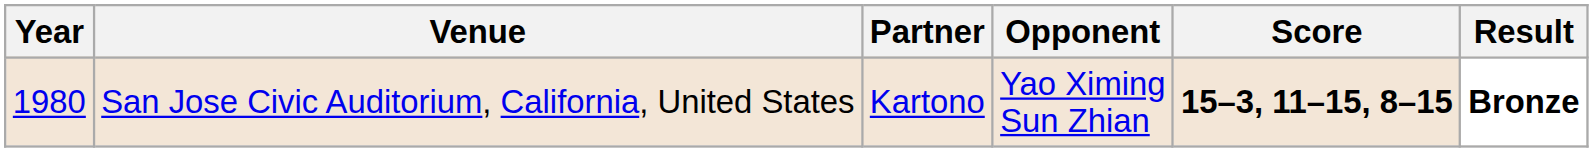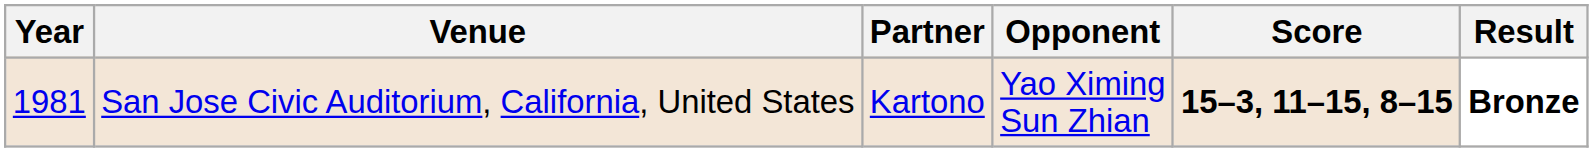(49, 102) 1980 -> (49, 102) 1981
